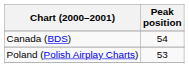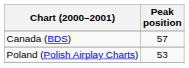(162, 39) 54 -> (162, 39) 57
